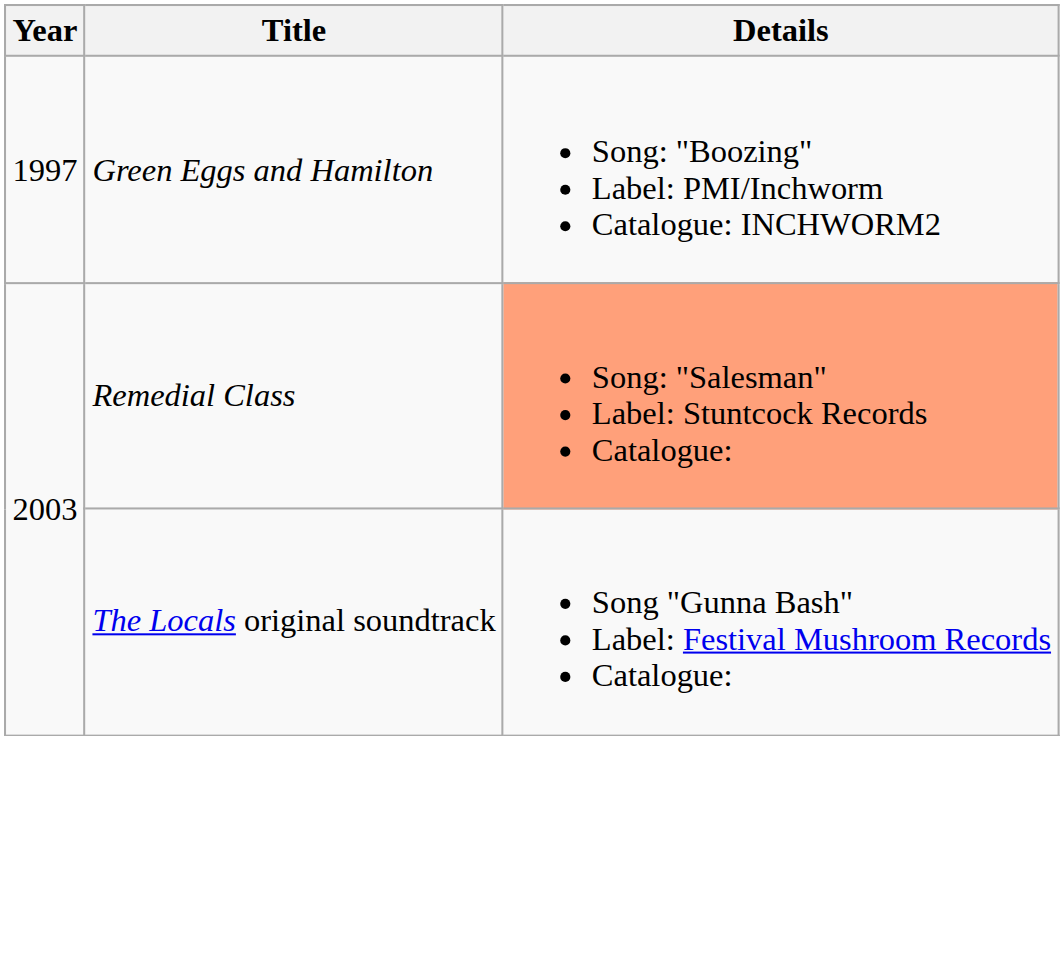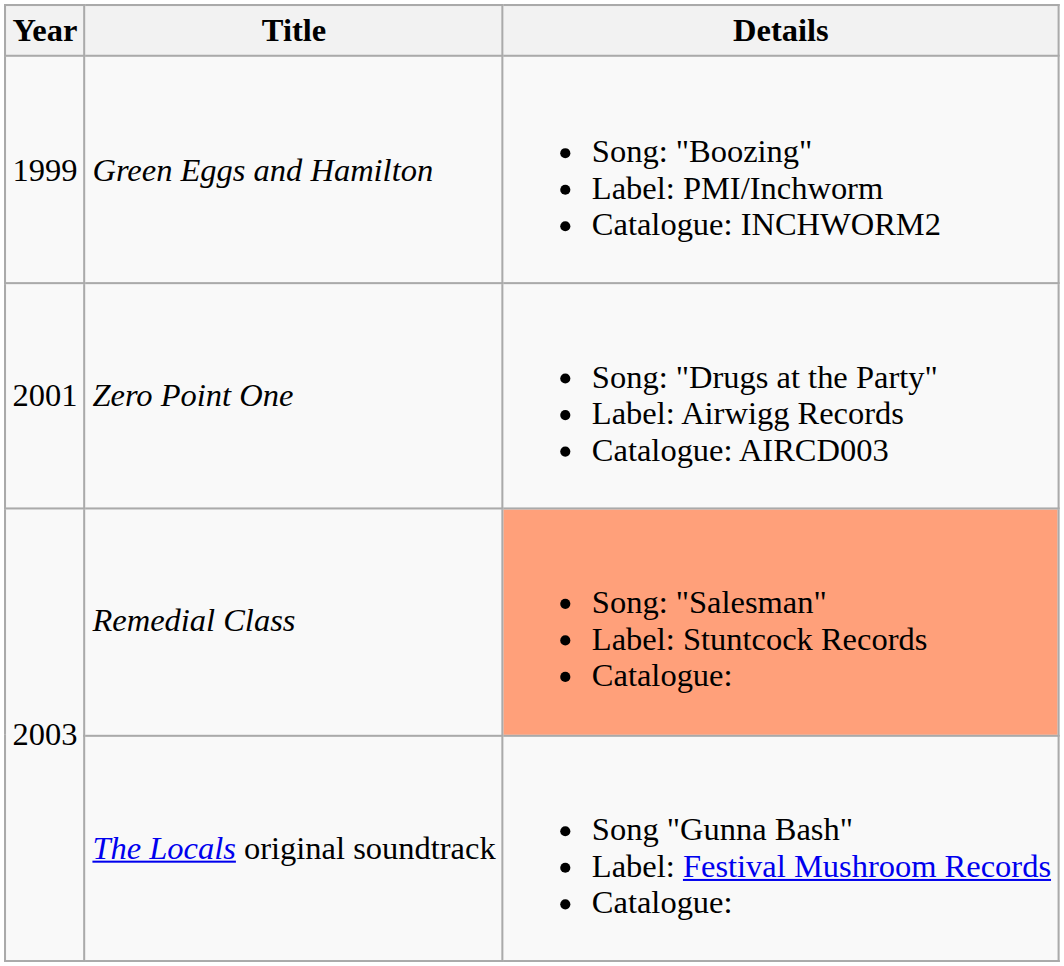(45, 169) 1997 -> (45, 169) 1999
+ row: (193, 395)
